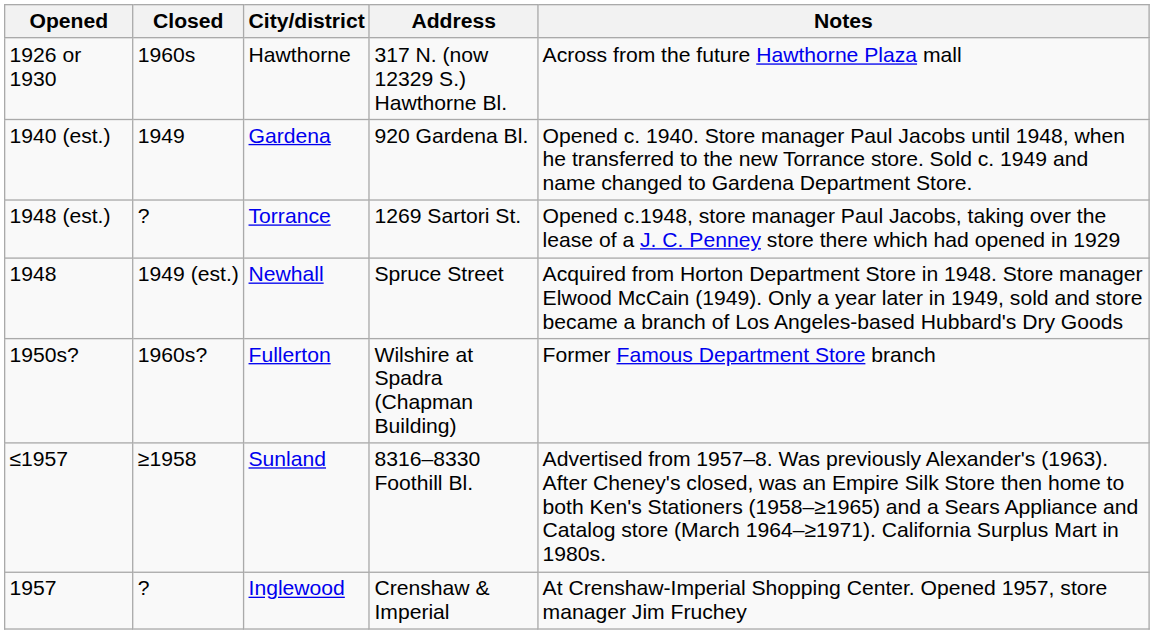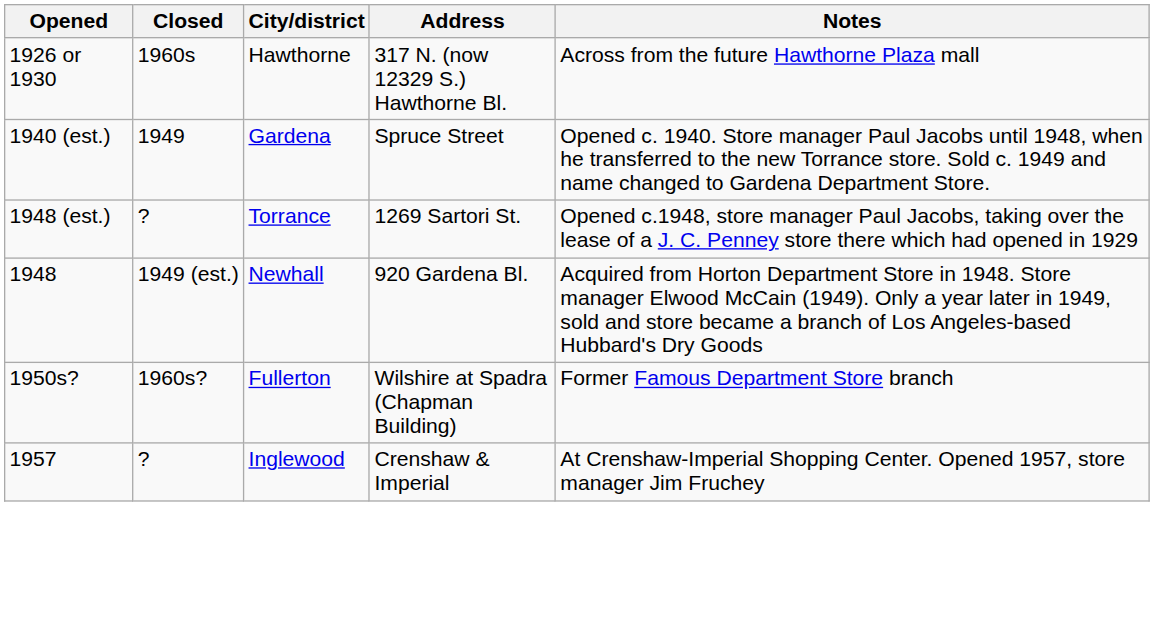(451, 135) 920 Gardena Bl. -> (439, 135) Spruce Street
(439, 274) Spruce Street -> (451, 274) 920 Gardena Bl.
- row: (287, 459)
